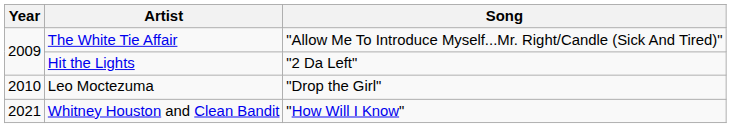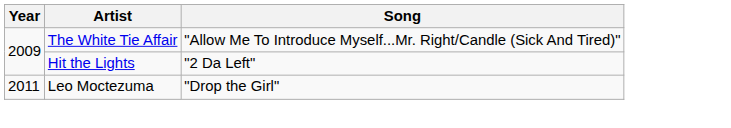(24, 87) 2010 -> (24, 87) 2011
- row: (164, 110)
